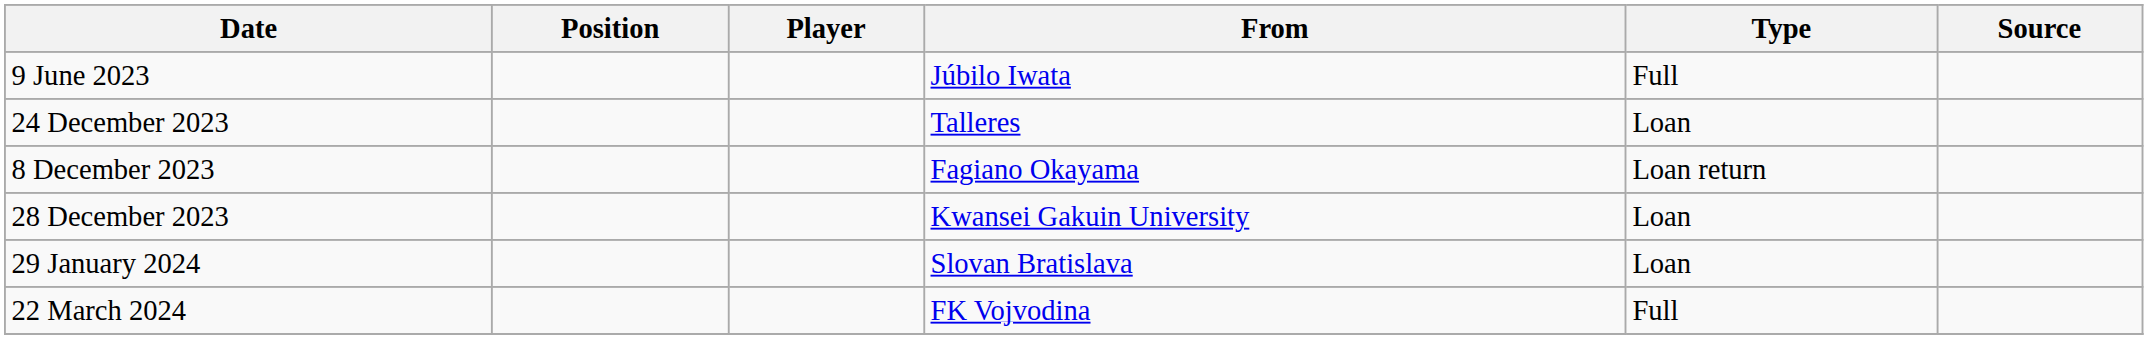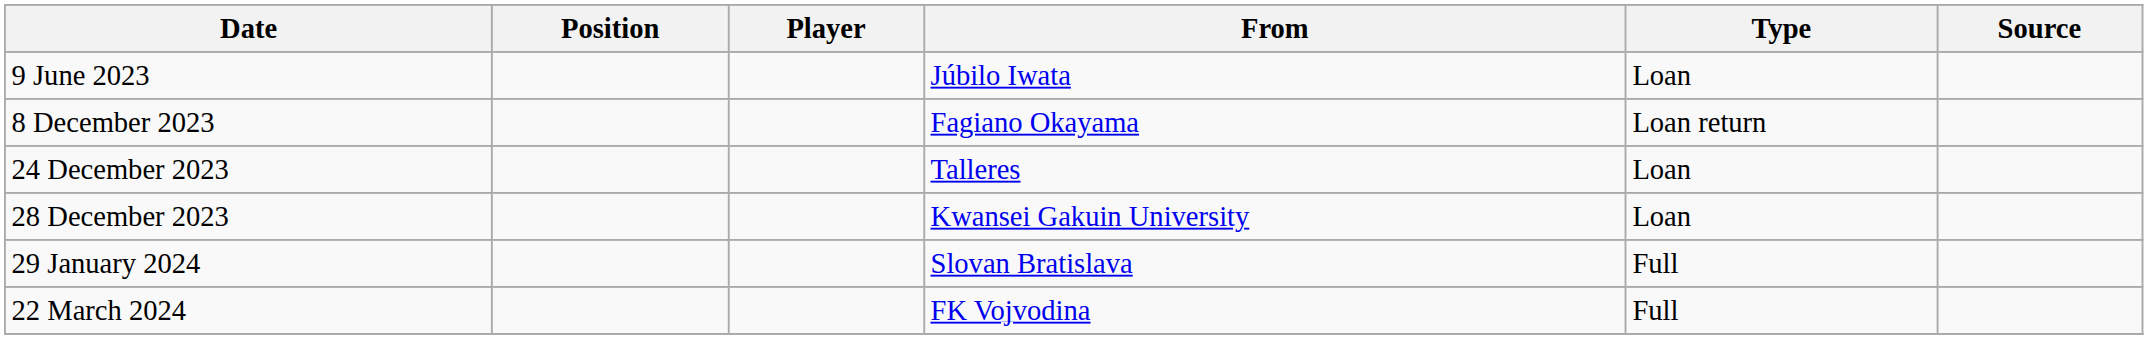(1655, 75) Full -> (1662, 75) Loan
rows swapped: (113, 169) <-> (120, 122)
(1662, 263) Loan -> (1655, 263) Full
